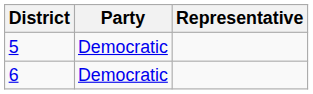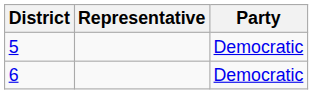columns swapped: (240, 18) <-> (123, 18)
